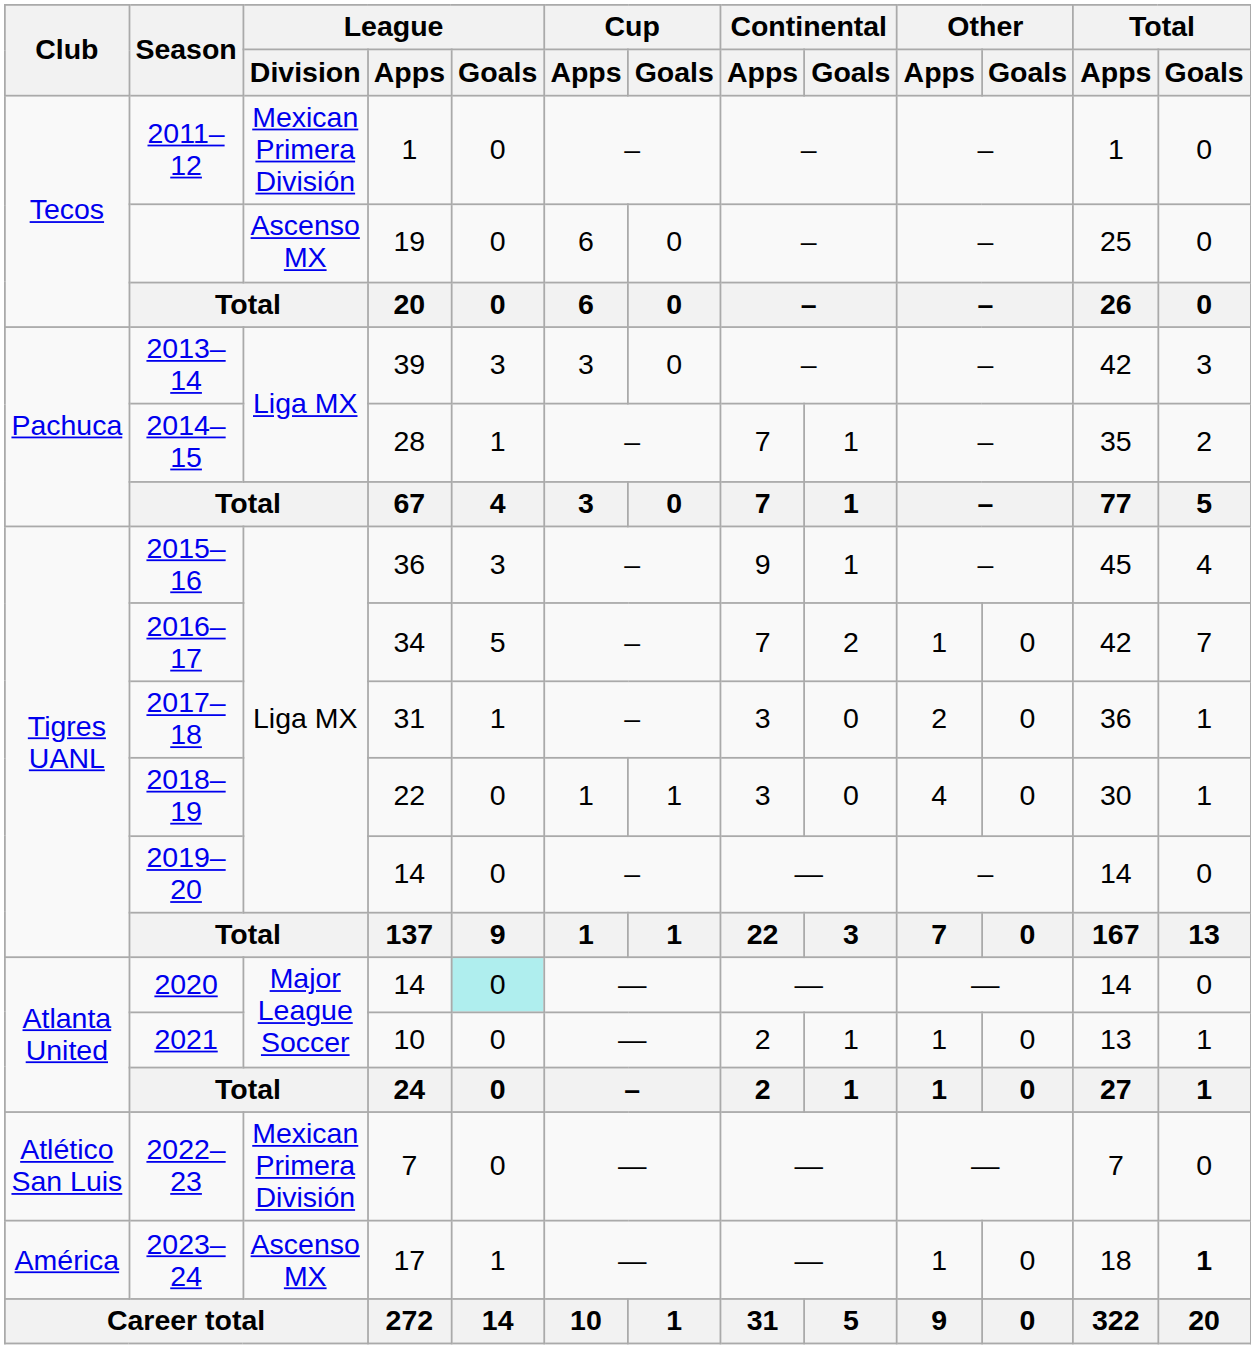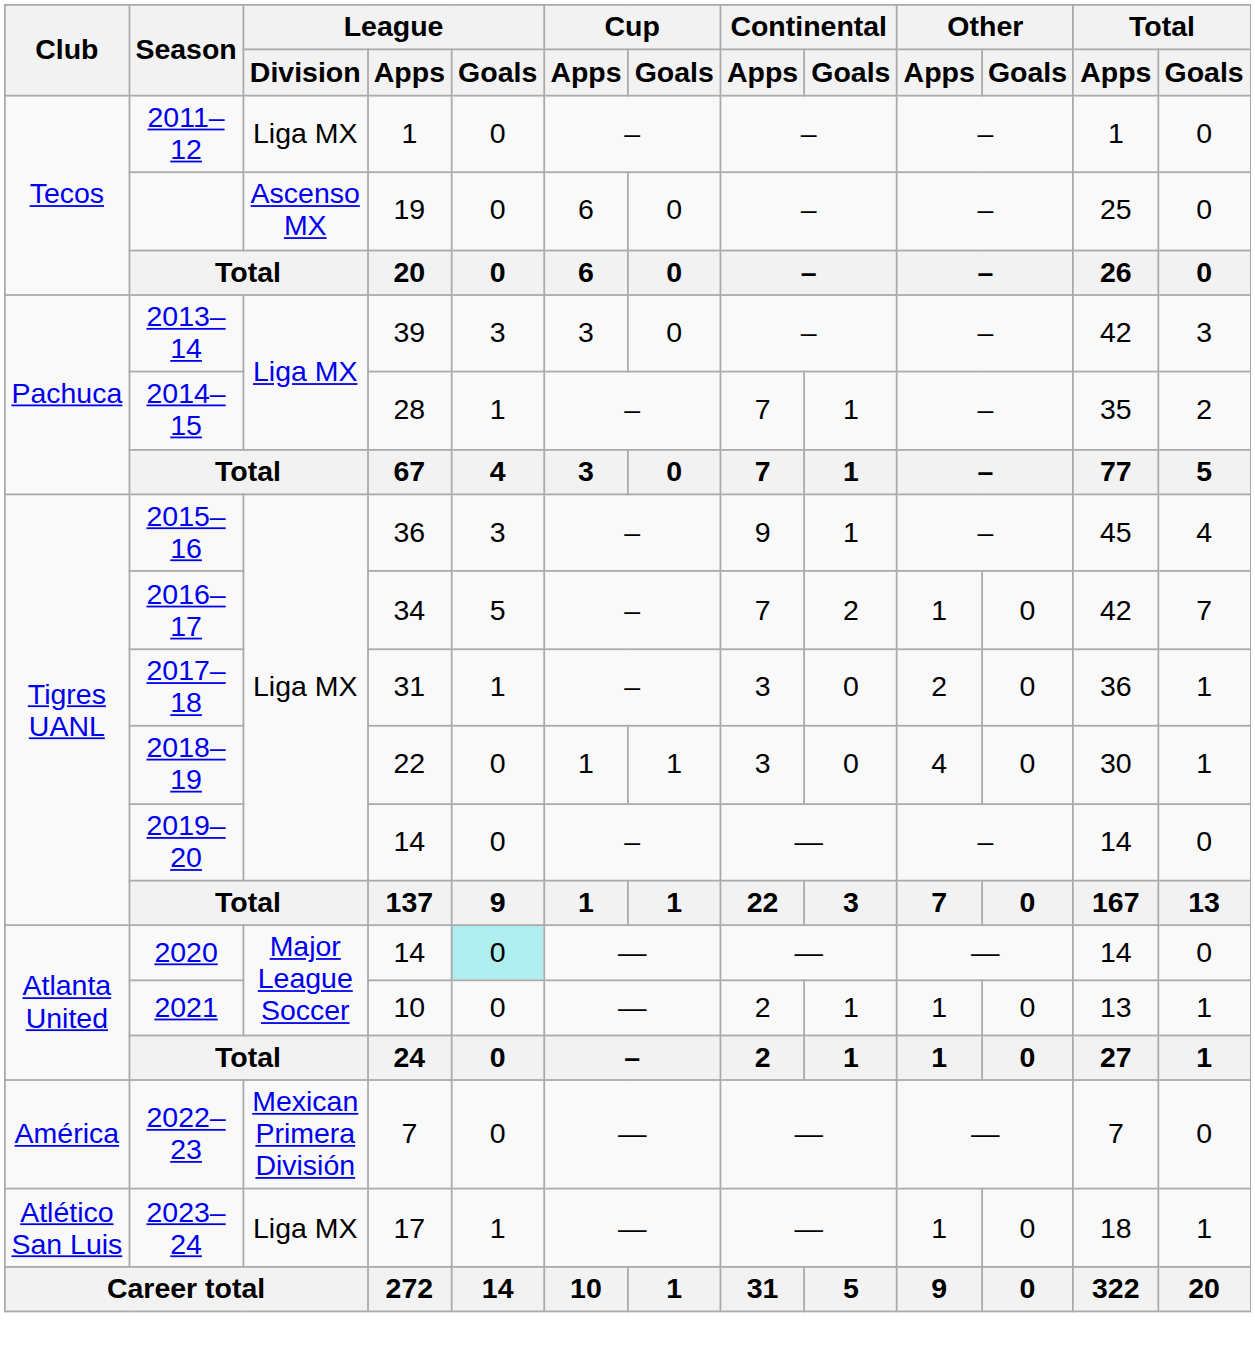(305, 149) Mexican Primera División -> (305, 133) Liga MX
(67, 1166) Atlético San Luis -> (67, 1134) América
(67, 1259) América -> (67, 1227) Atlético San Luis
(305, 1259) Ascenso MX -> (305, 1227) Liga MX
(1204, 1259) bold -> (1204, 1227) normal
